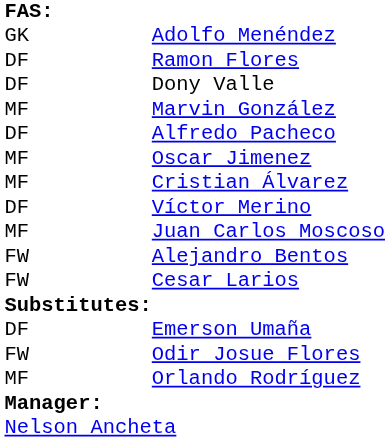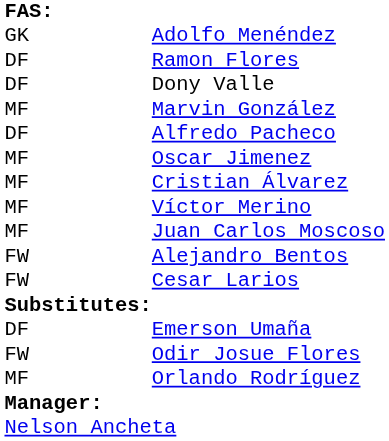(17, 207) DF -> (17, 207) MF
